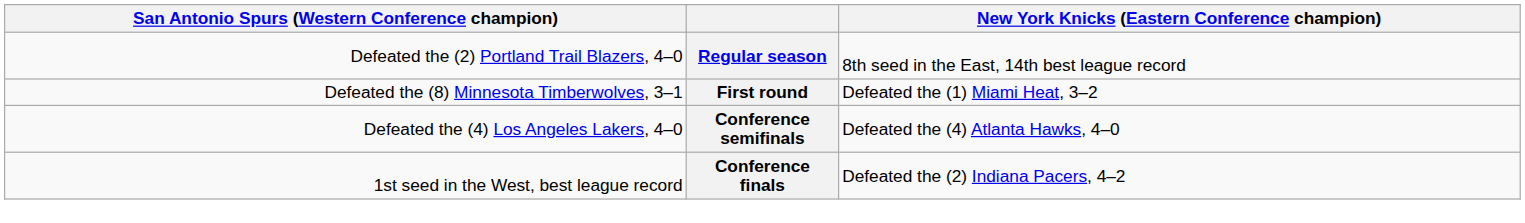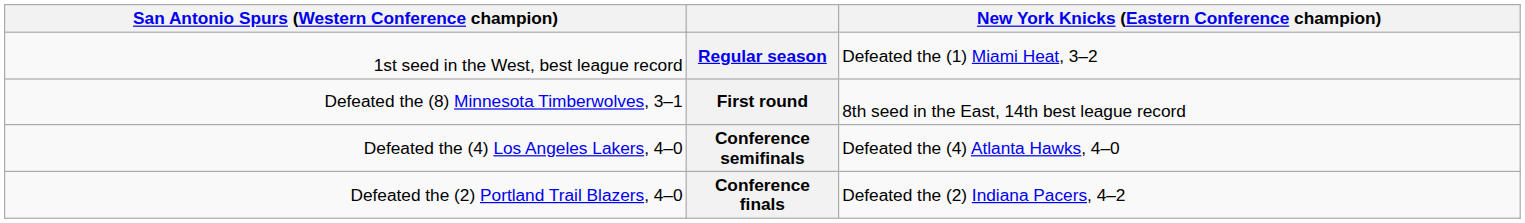(516, 56) Defeated the (2) Portland Trail Blazers, 4–0 -> (528, 65) 1st seed in the West, best league record
(1014, 65) 8th seed in the East, 14th best league record -> (970, 56) Defeated the (1) Miami Heat, 3–2
(970, 92) Defeated the (1) Miami Heat, 3–2 -> (1014, 112) 8th seed in the East, 14th best league record
(528, 185) 1st seed in the West, best league record -> (516, 195) Defeated the (2) Portland Trail Blazers, 4–0
